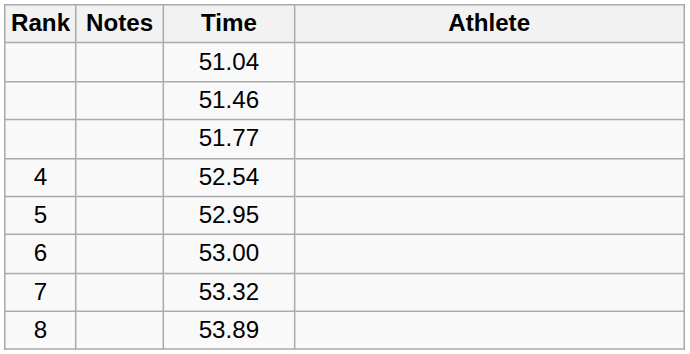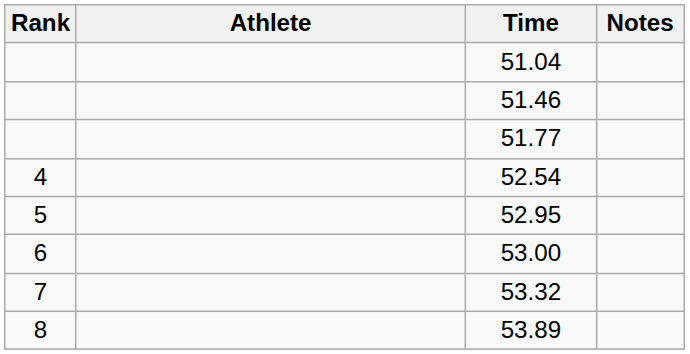columns swapped: (489, 23) <-> (120, 23)
